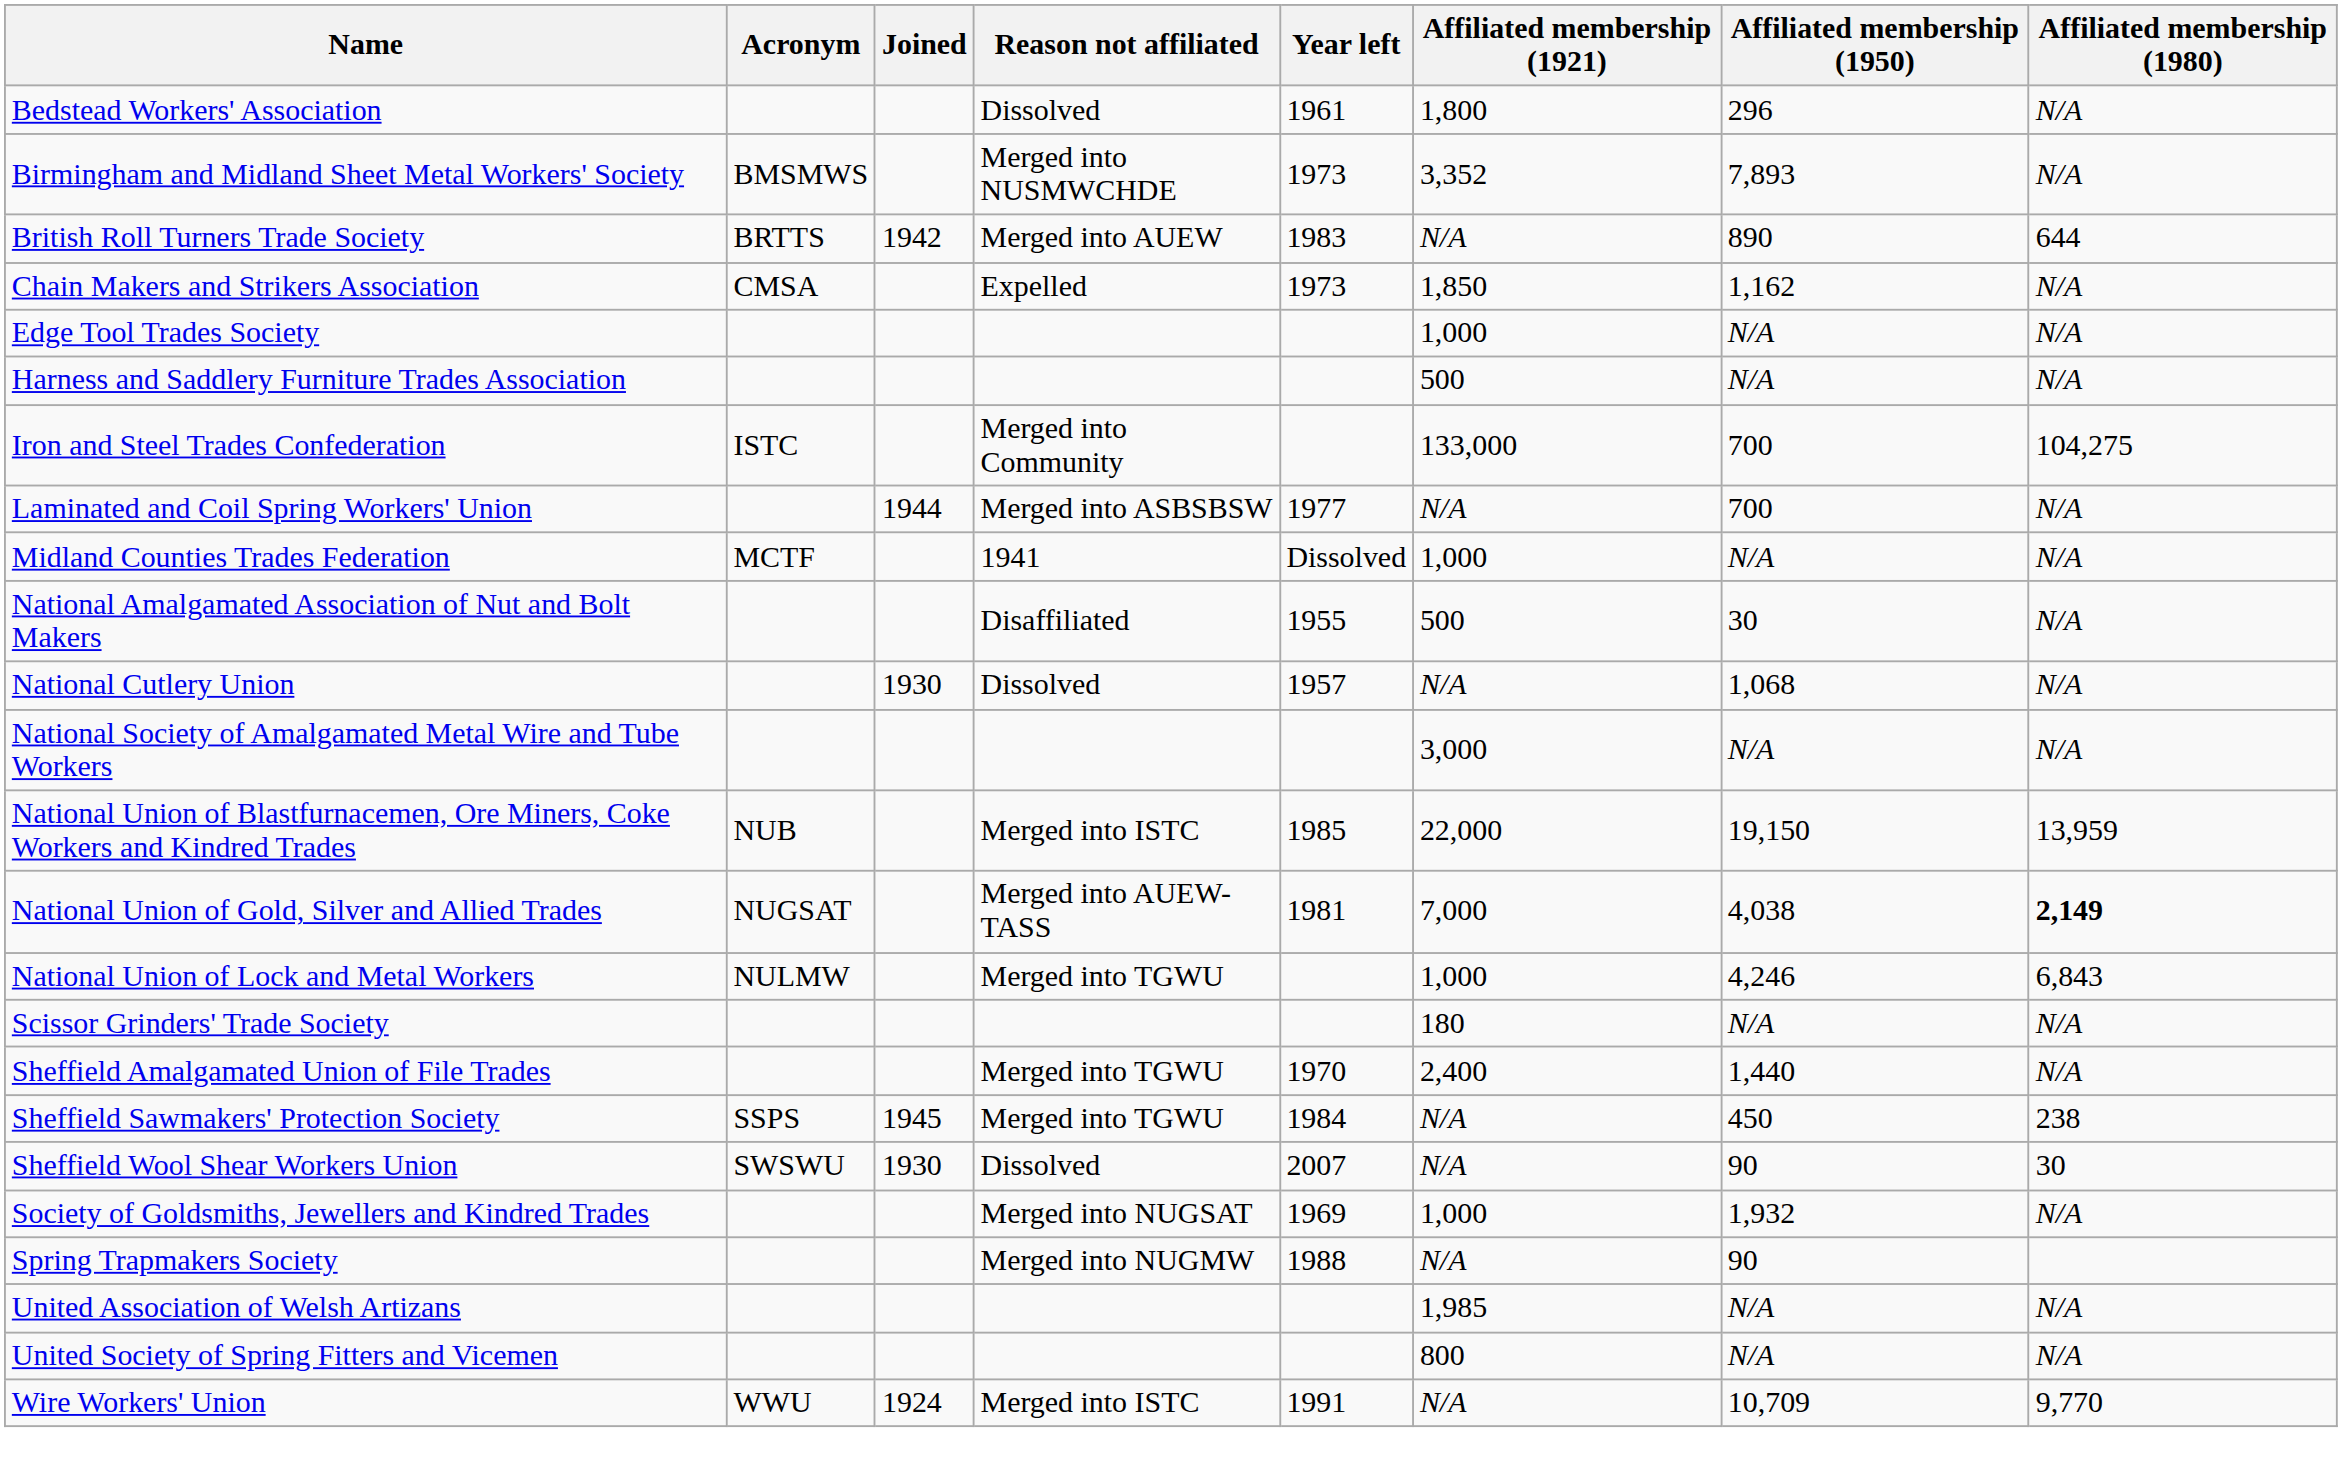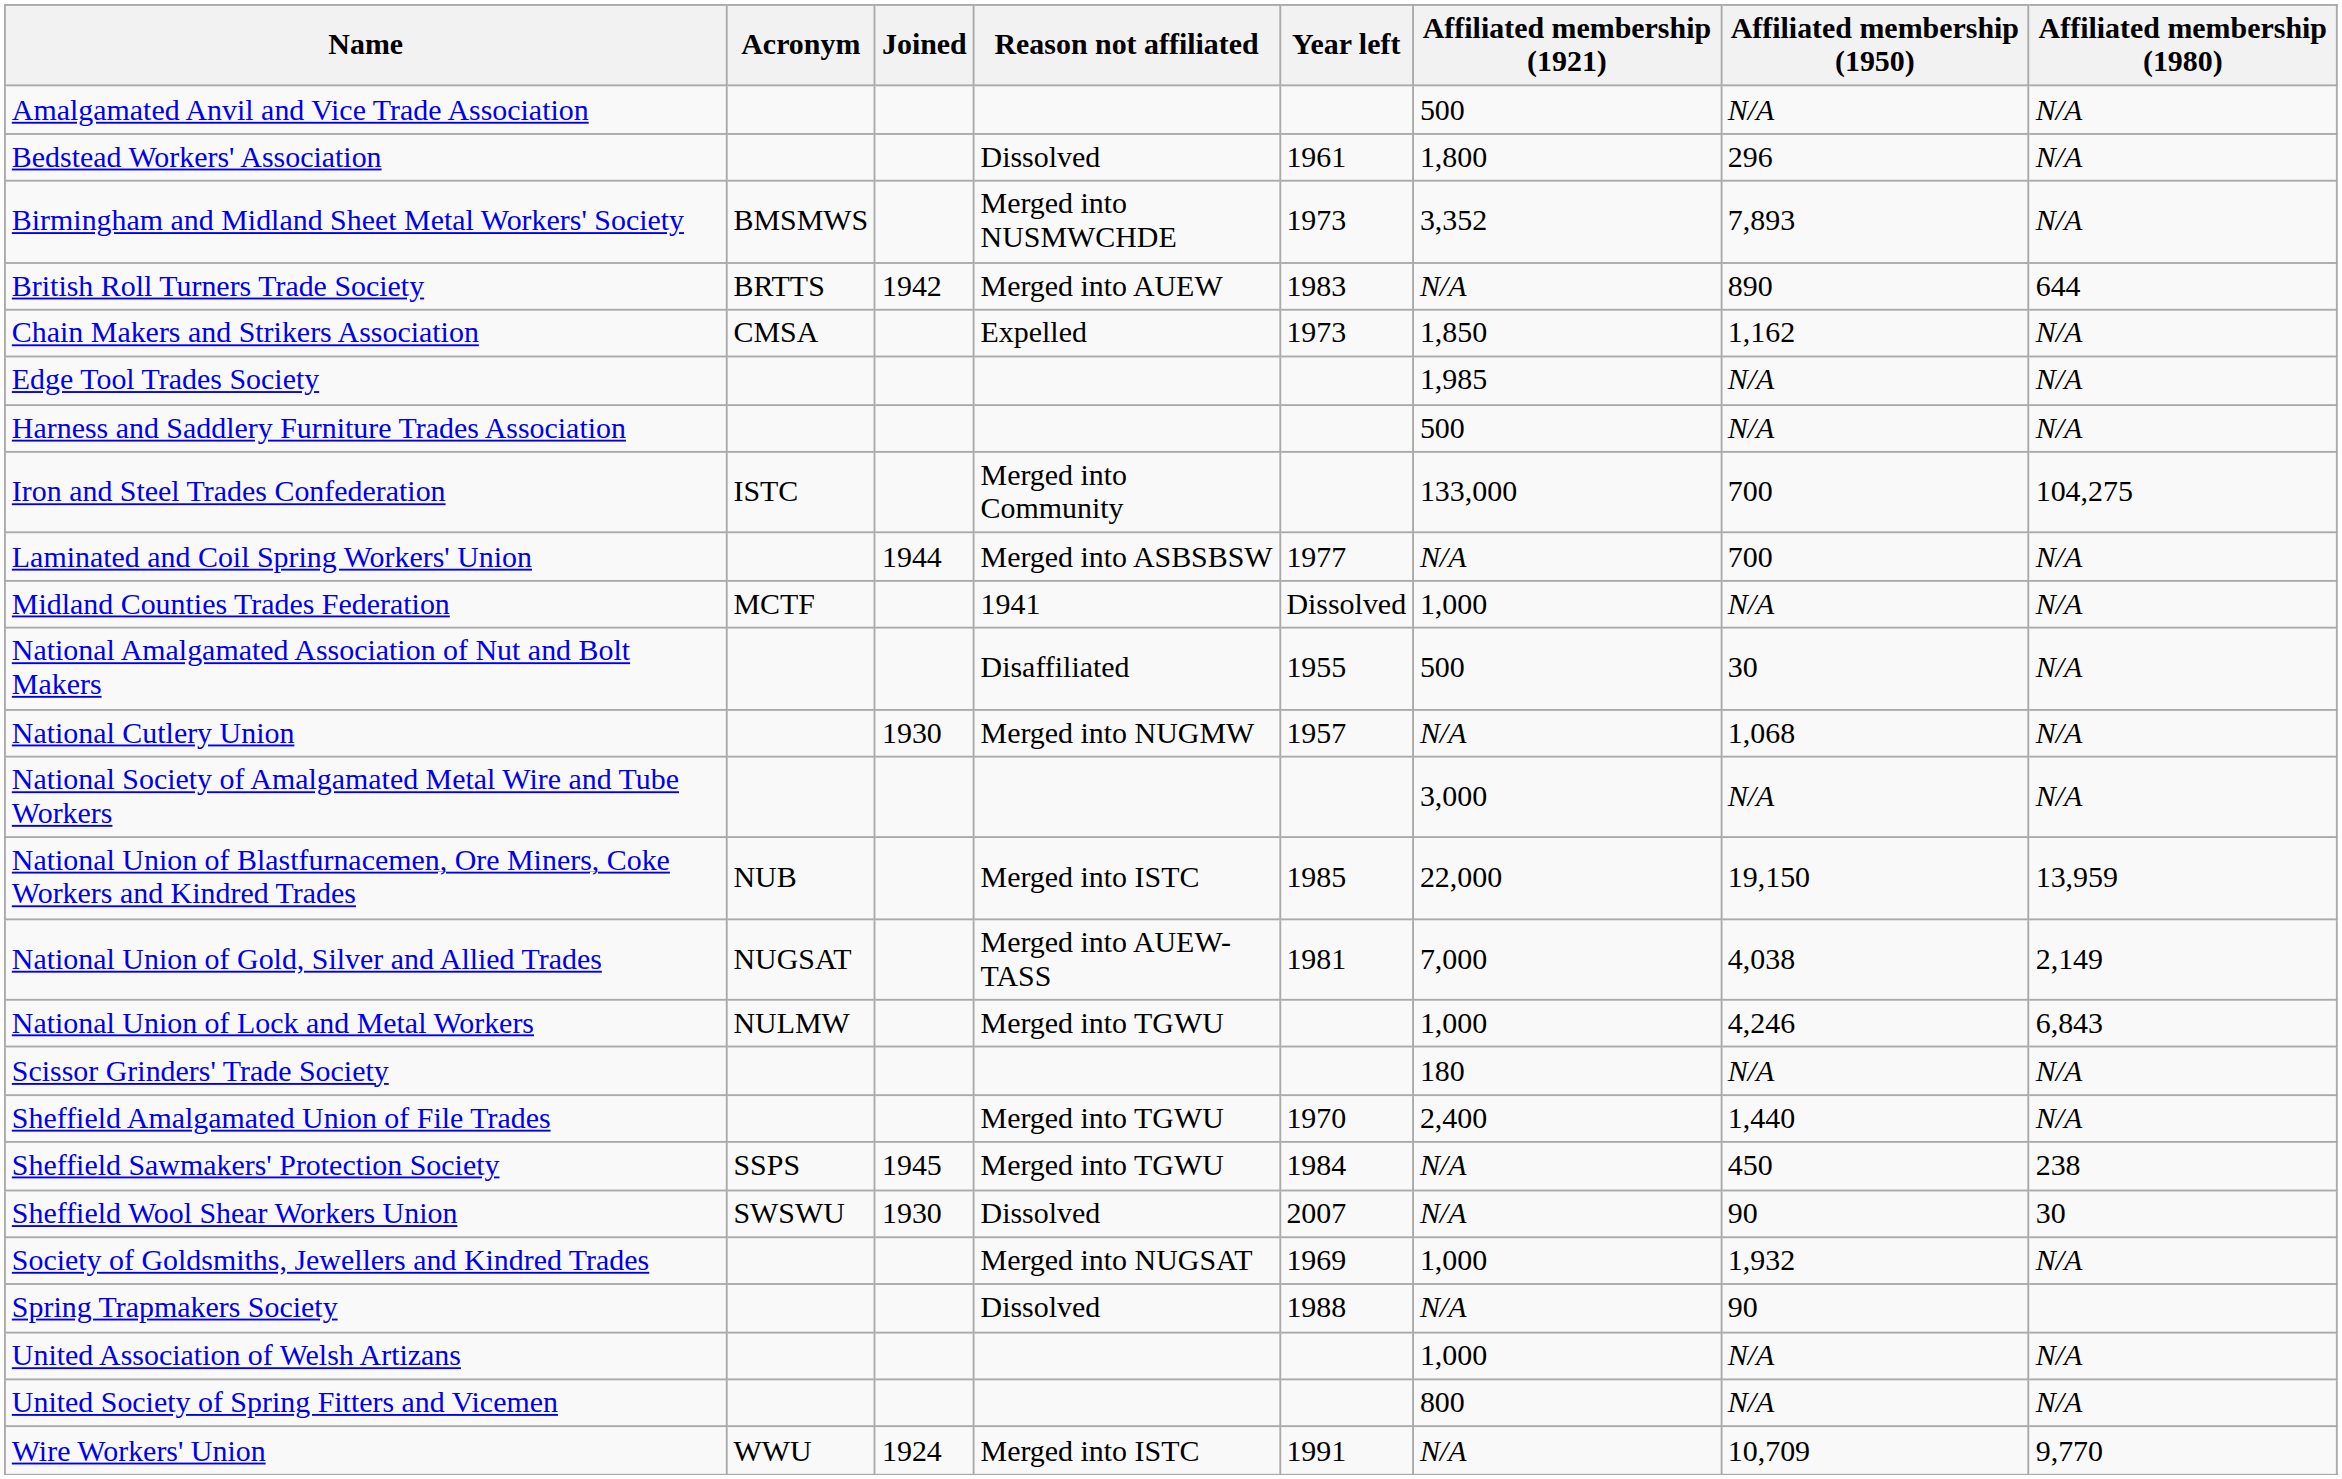+ row: (300, 109)
(1454, 332) 1,000 -> (1454, 380) 1,985
(1040, 684) Dissolved -> (1117, 732) Merged into NUGMW
(2069, 911) bold -> (2069, 958) normal
(1117, 1260) Merged into NUGMW -> (1040, 1307) Dissolved
(1454, 1307) 1,985 -> (1454, 1355) 1,000
